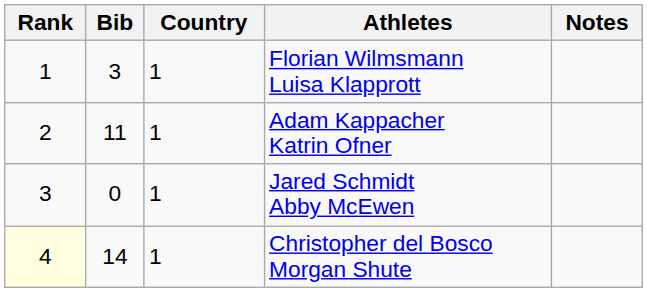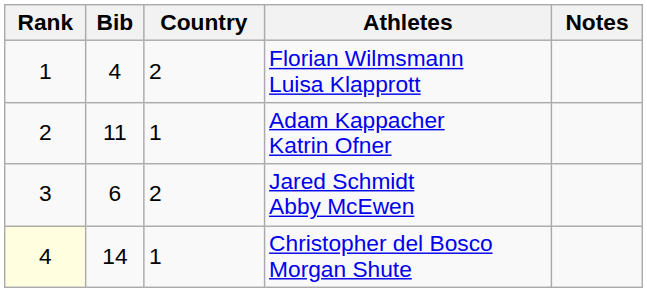(115, 71) 3 -> (115, 71) 4
(155, 71) 1 -> (155, 71) 2
(115, 194) 0 -> (115, 194) 6
(155, 194) 1 -> (155, 194) 2
